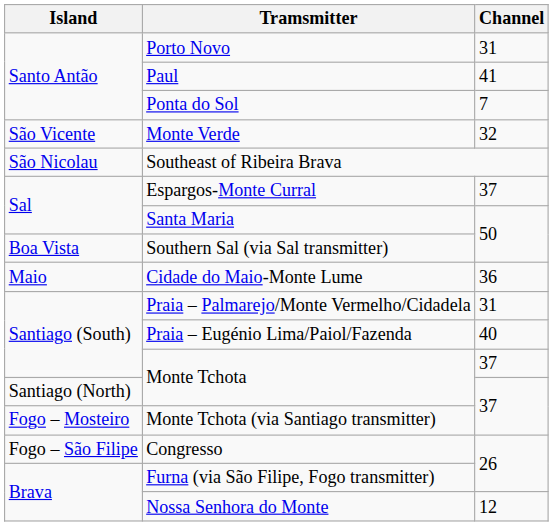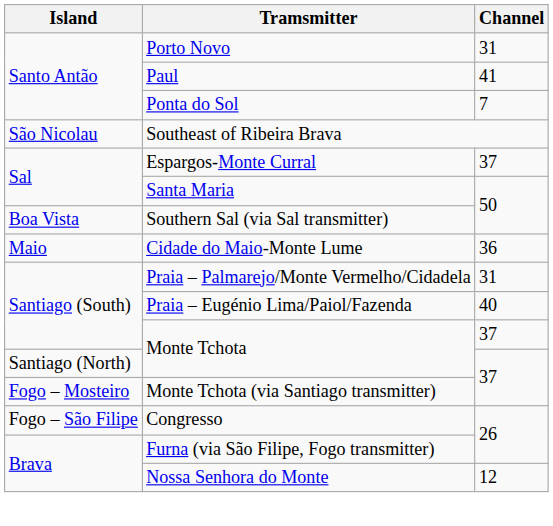- row: (52, 133)
